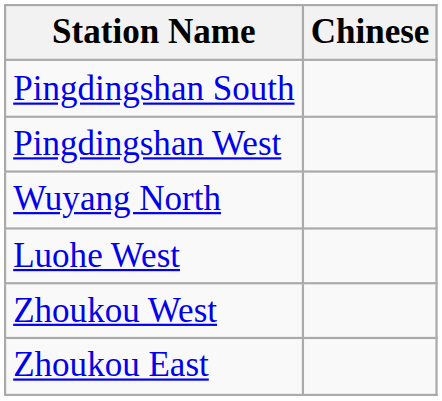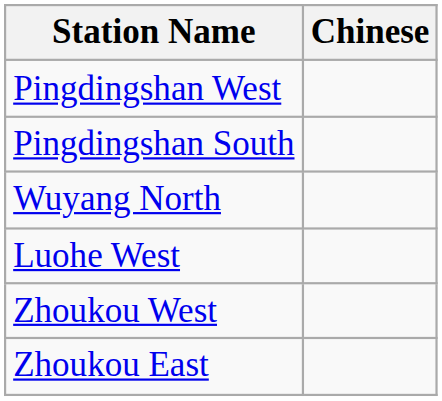rows swapped: (147, 143) <-> (154, 87)
